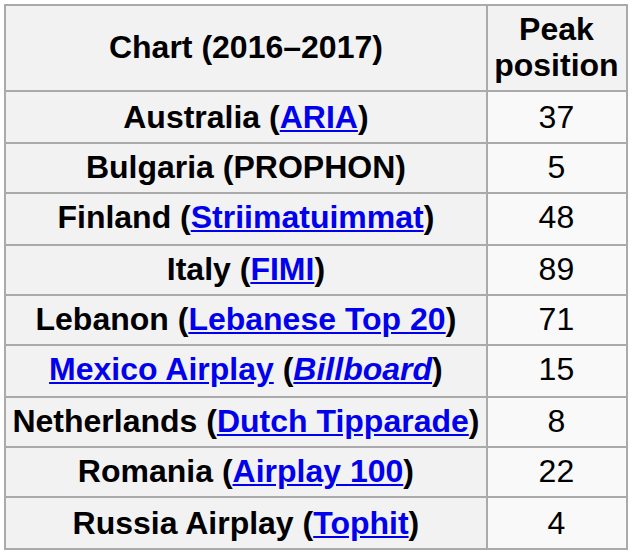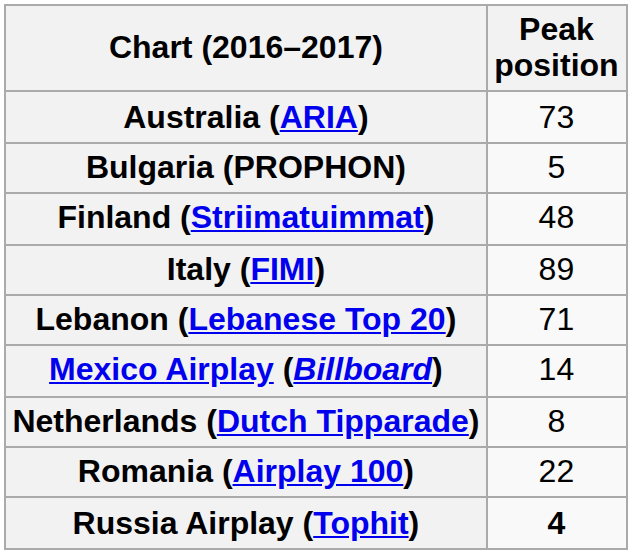(556, 116) 37 -> (556, 116) 73
(556, 370) 15 -> (556, 370) 14
(556, 522) normal -> (556, 522) bold
